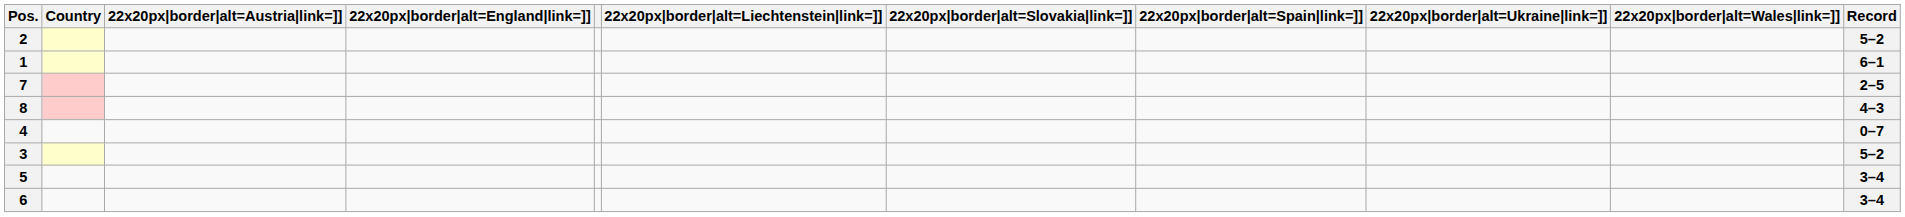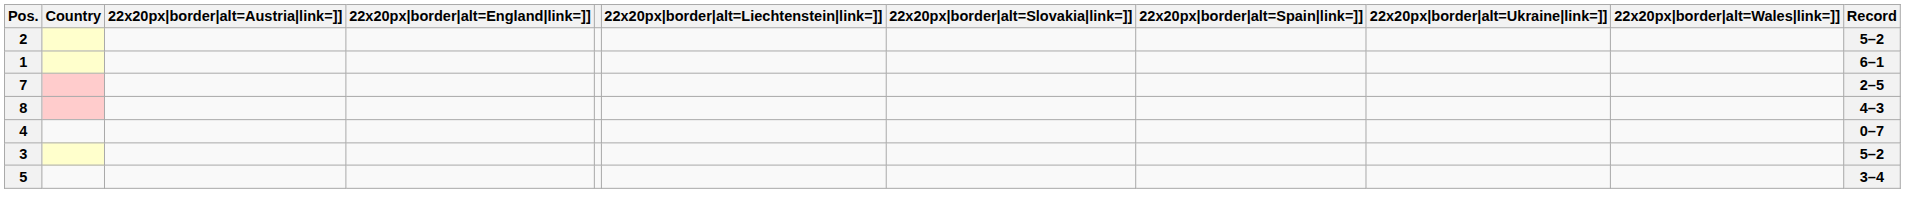- row: (23, 200)
